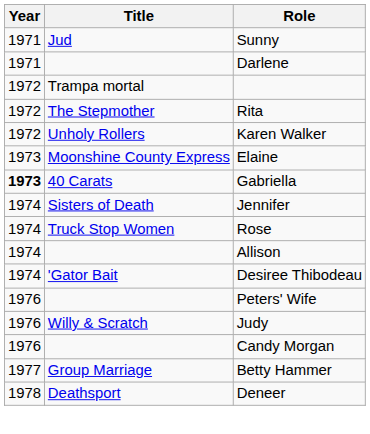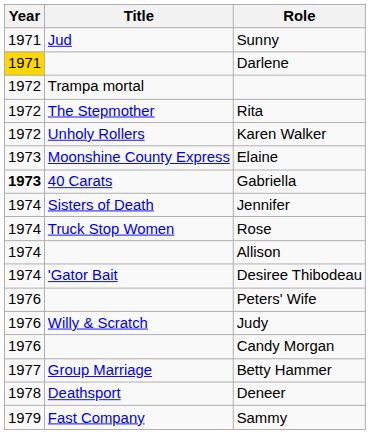(24, 63) no background -> (24, 63) gold background
+ row: (262, 417)
